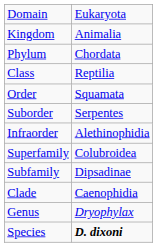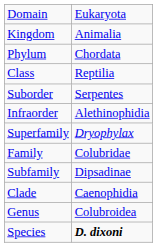- row: (22, 93)
(106, 152) Colubroidea -> (104, 133) Dryophylax
+ row: (25, 152)
(104, 212) Dryophylax -> (106, 212) Colubroidea
